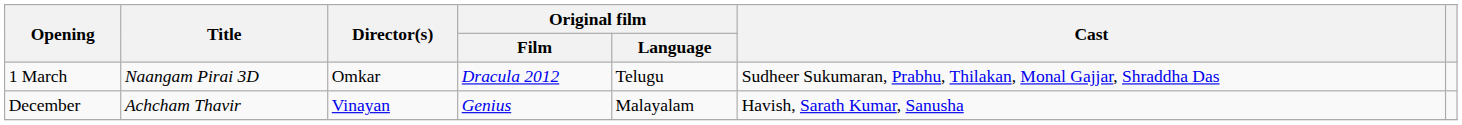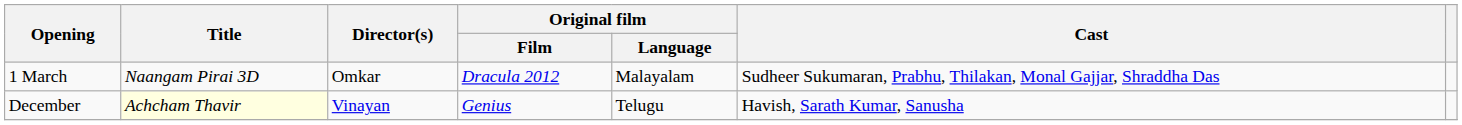(640, 76) Telugu -> (655, 76) Malayalam
(183, 105) no background -> (183, 105) lightyellow background
(655, 105) Malayalam -> (640, 105) Telugu
